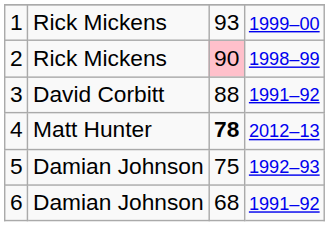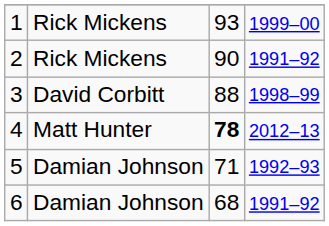(227, 58) pink background -> (227, 58) no background
(284, 59) 1998–99 -> (284, 59) 1991–92
(284, 95) 1991–92 -> (284, 95) 1998–99
(227, 166) 75 -> (227, 166) 71
